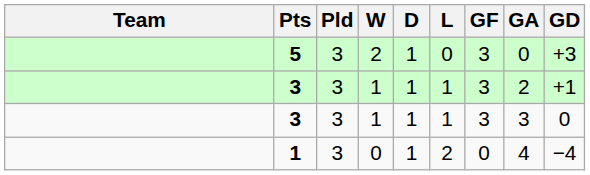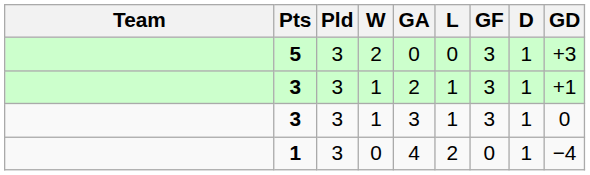columns swapped: (412, 20) <-> (524, 20)
